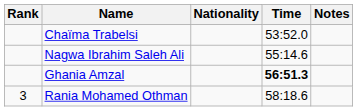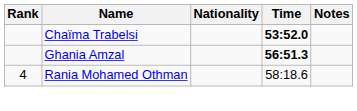(287, 34) normal -> (287, 34) bold
- row: (114, 55)
(23, 95) 3 -> (23, 75) 4
